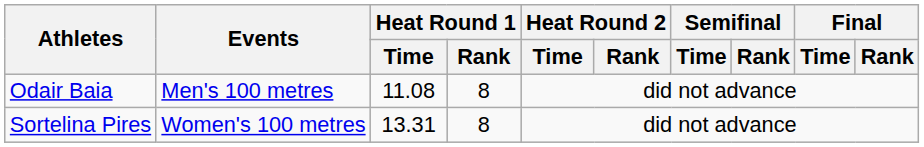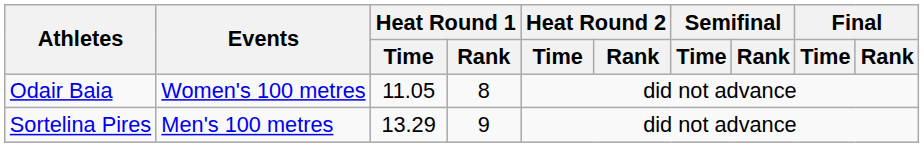(247, 91) Men's 100 metres -> (263, 91) Women's 100 metres
(409, 91) 11.08 -> (409, 91) 11.05
(263, 125) Women's 100 metres -> (247, 125) Men's 100 metres
(409, 125) 13.31 -> (409, 125) 13.29
(484, 125) 8 -> (484, 125) 9
